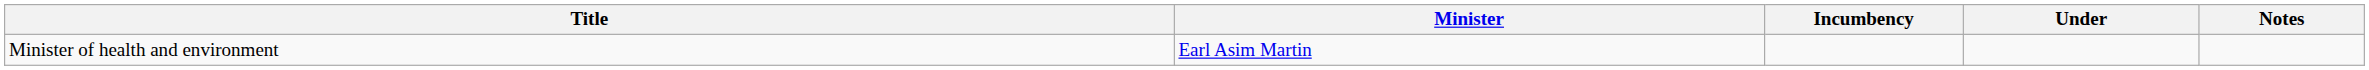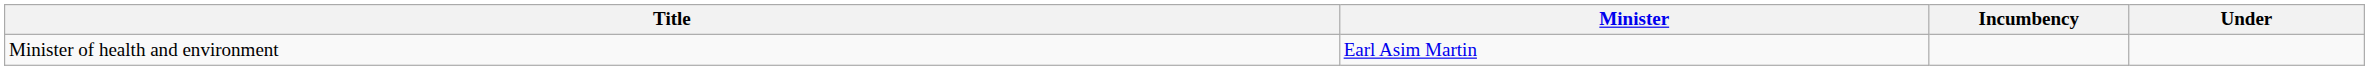- column: (2282, 19)
